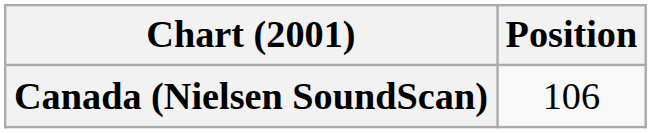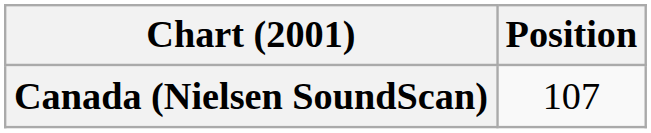(571, 95) 106 -> (571, 95) 107
